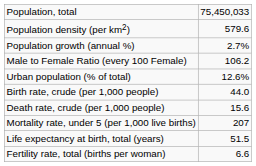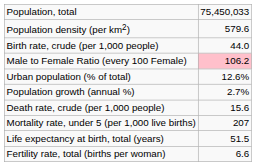rows swapped: (71, 45) <-> (83, 92)
(237, 61) no background -> (237, 61) pink background
